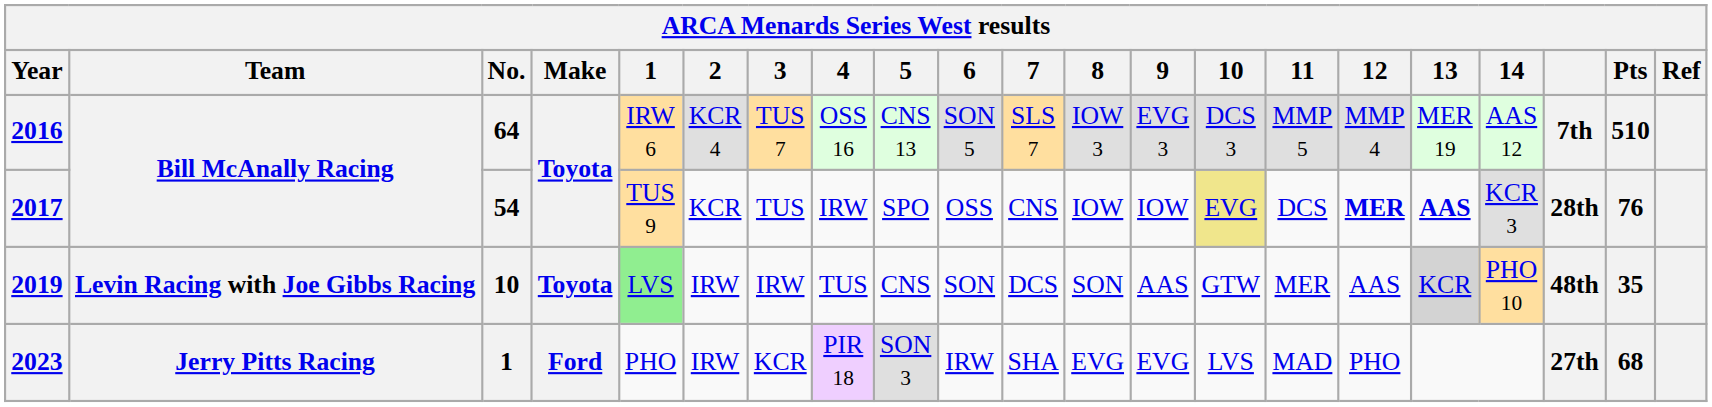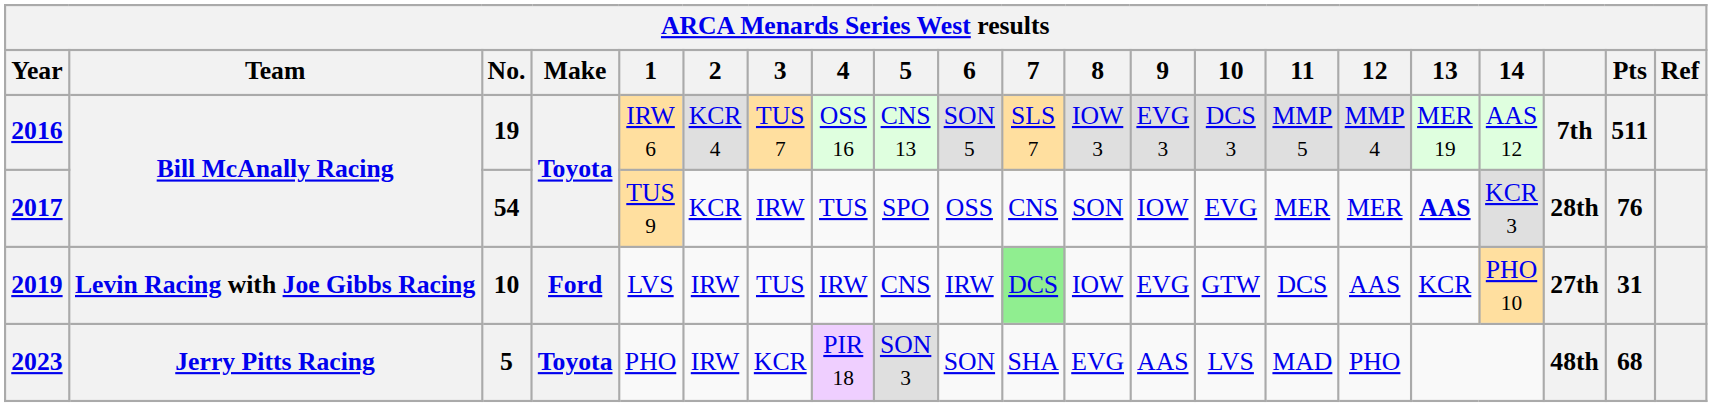(506, 131) 64 -> (506, 131) 19
(1630, 131) 510 -> (1630, 131) 511
(780, 208) TUS -> (780, 208) IRW
(843, 208) IRW -> (843, 208) TUS
(1098, 208) IOW -> (1098, 208) SON
(1231, 208) khaki background -> (1231, 208) no background
(1302, 208) DCS -> (1302, 208) MER
(1375, 208) bold -> (1375, 208) normal
(575, 284) Toyota -> (575, 284) Ford
(651, 284) lightgreen background -> (651, 284) no background
(780, 284) IRW -> (780, 284) TUS
(843, 284) TUS -> (843, 284) IRW
(969, 284) SON -> (969, 284) IRW
(1033, 284) no background -> (1033, 284) lightgreen background
(1098, 284) SON -> (1098, 284) IOW
(1163, 284) AAS -> (1163, 284) EVG
(1302, 284) MER -> (1302, 284) DCS
(1445, 284) lightgrey background -> (1445, 284) no background
(1575, 284) 48th -> (1575, 284) 27th
(1630, 284) 35 -> (1630, 284) 31
(506, 361) 1 -> (506, 361) 5
(575, 361) Ford -> (575, 361) Toyota
(969, 361) IRW -> (969, 361) SON
(1163, 361) EVG -> (1163, 361) AAS
(1575, 361) 27th -> (1575, 361) 48th
